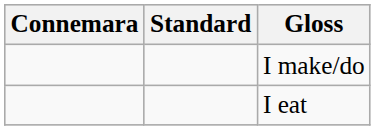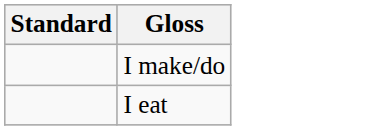- column: (75, 24)
